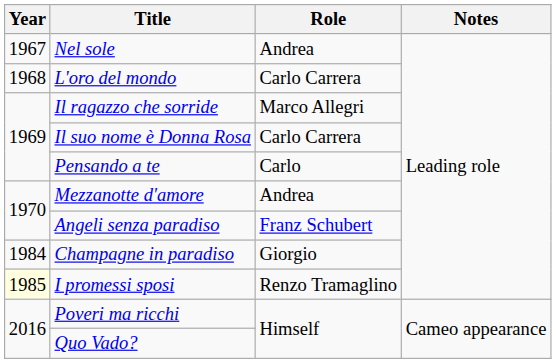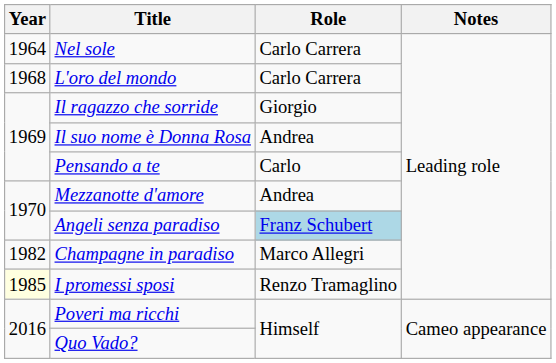(27, 48) 1967 -> (27, 48) 1964
(287, 48) Andrea -> (310, 48) Carlo Carrera
(312, 107) Marco Allegri -> (288, 107) Giorgio
(310, 136) Carlo Carrera -> (287, 136) Andrea
(316, 225) no background -> (316, 225) lightblue background
(27, 254) 1984 -> (27, 254) 1982
(288, 254) Giorgio -> (312, 254) Marco Allegri
